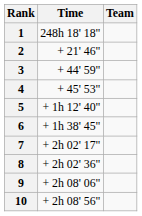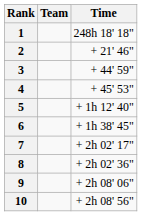columns swapped: (120, 13) <-> (70, 13)
